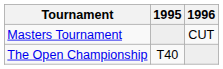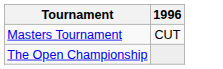- column: (167, 15)
